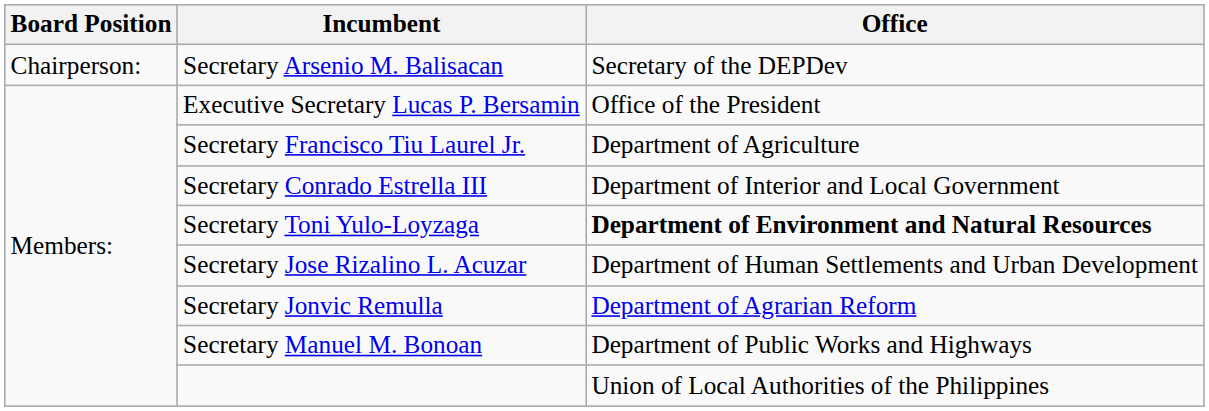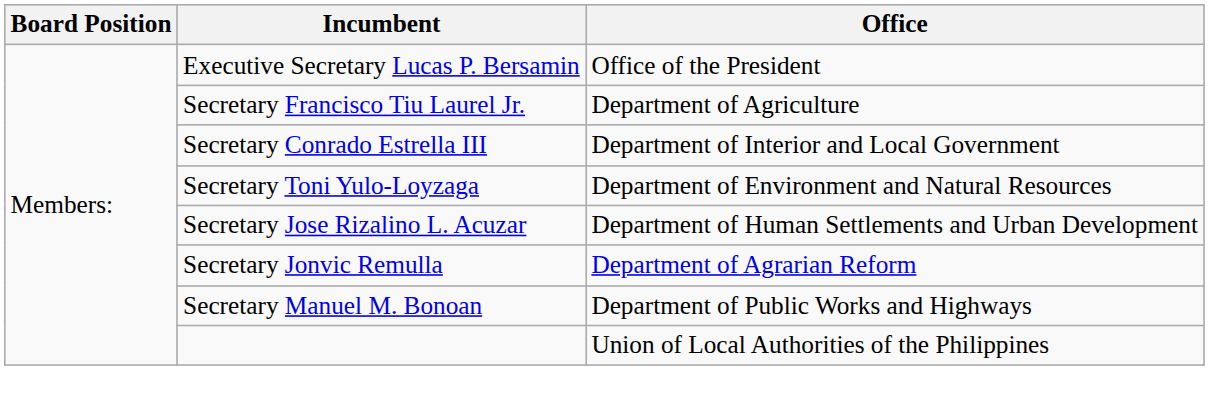- row: (343, 64)
(871, 225) bold -> (851, 184) normal
